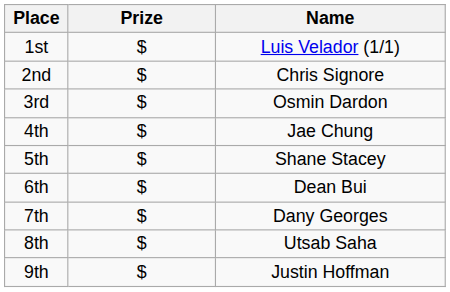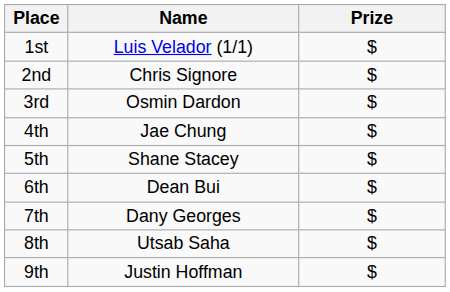columns swapped: (330, 18) <-> (142, 18)
